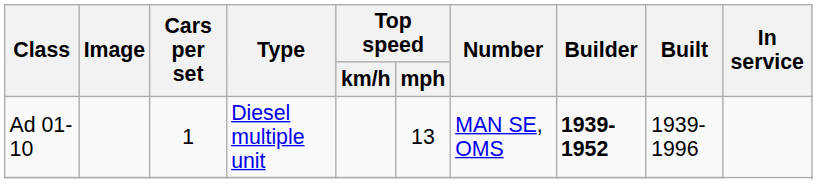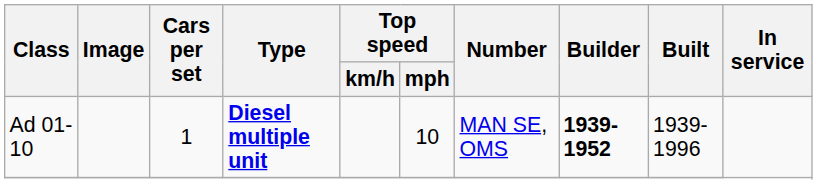(268, 136) normal -> (269, 136) bold
(423, 136) 13 -> (427, 136) 10
